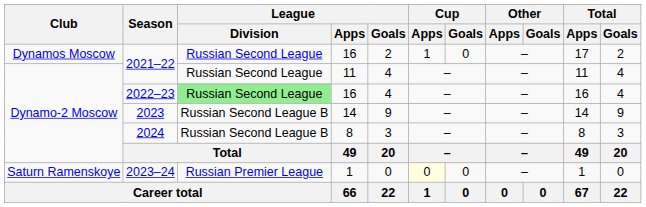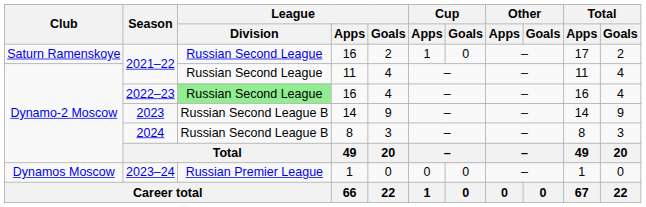(64, 53) Dynamos Moscow -> (64, 53) Saturn Ramenskoye
(64, 172) Saturn Ramenskoye -> (64, 172) Dynamos Moscow
(427, 172) lightyellow background -> (427, 172) no background
